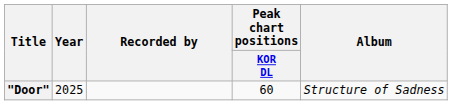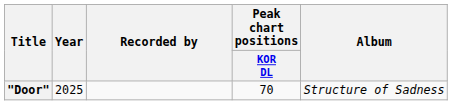(266, 90) 60 -> (266, 90) 70
